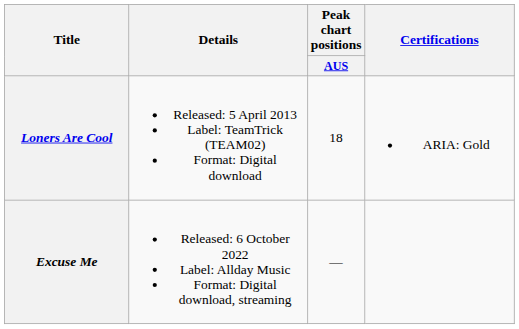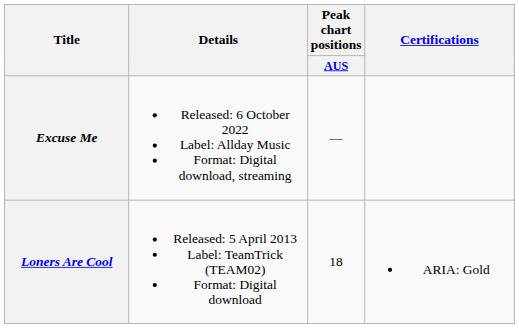rows swapped: (67, 137) <-> (67, 261)
